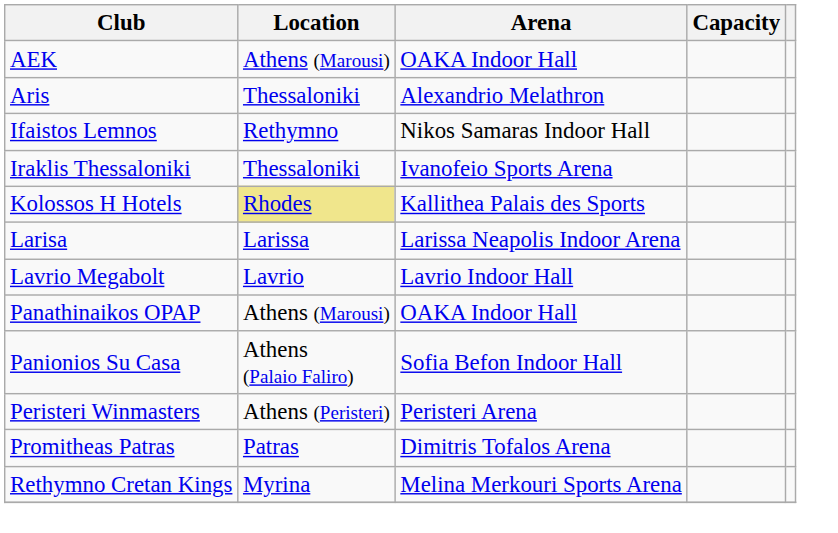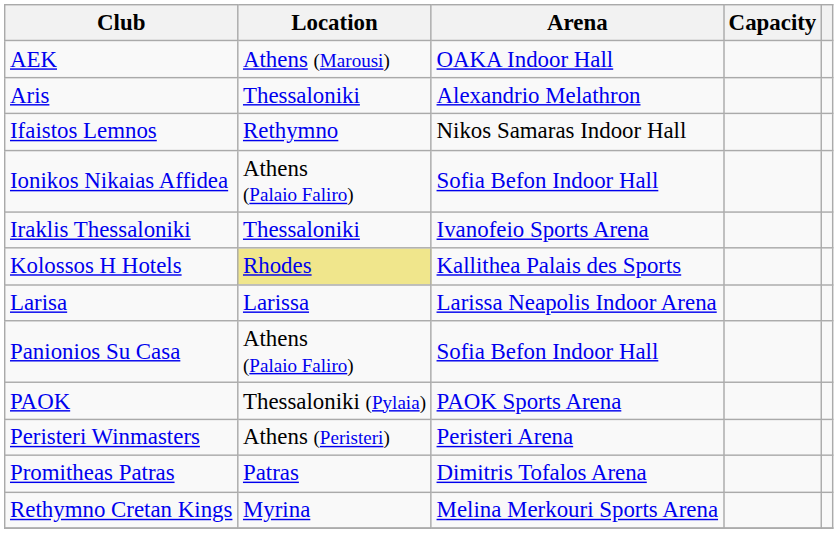+ row: (119, 180)
- row: (87, 276)
- row: (105, 312)
+ row: (40, 400)
